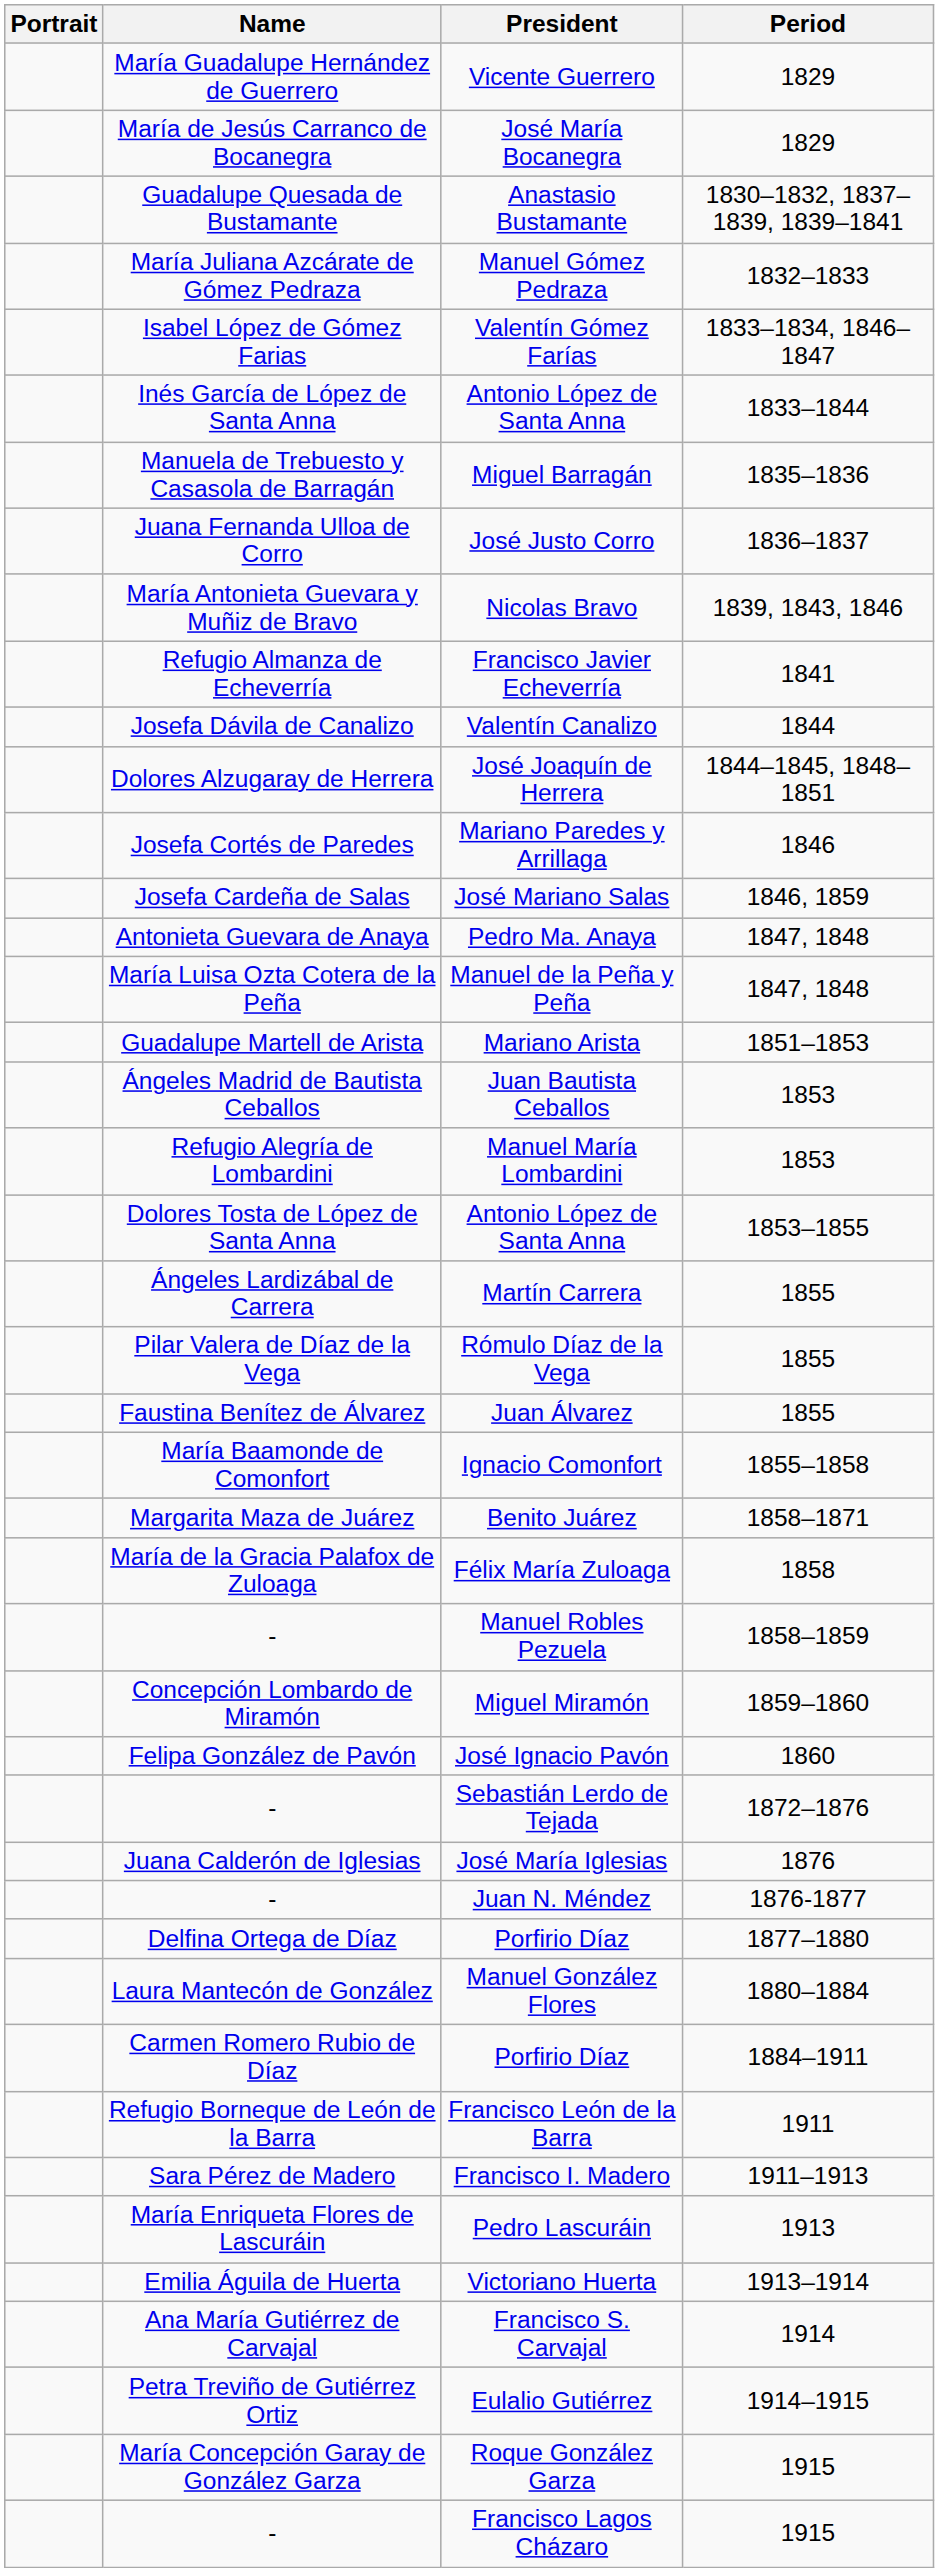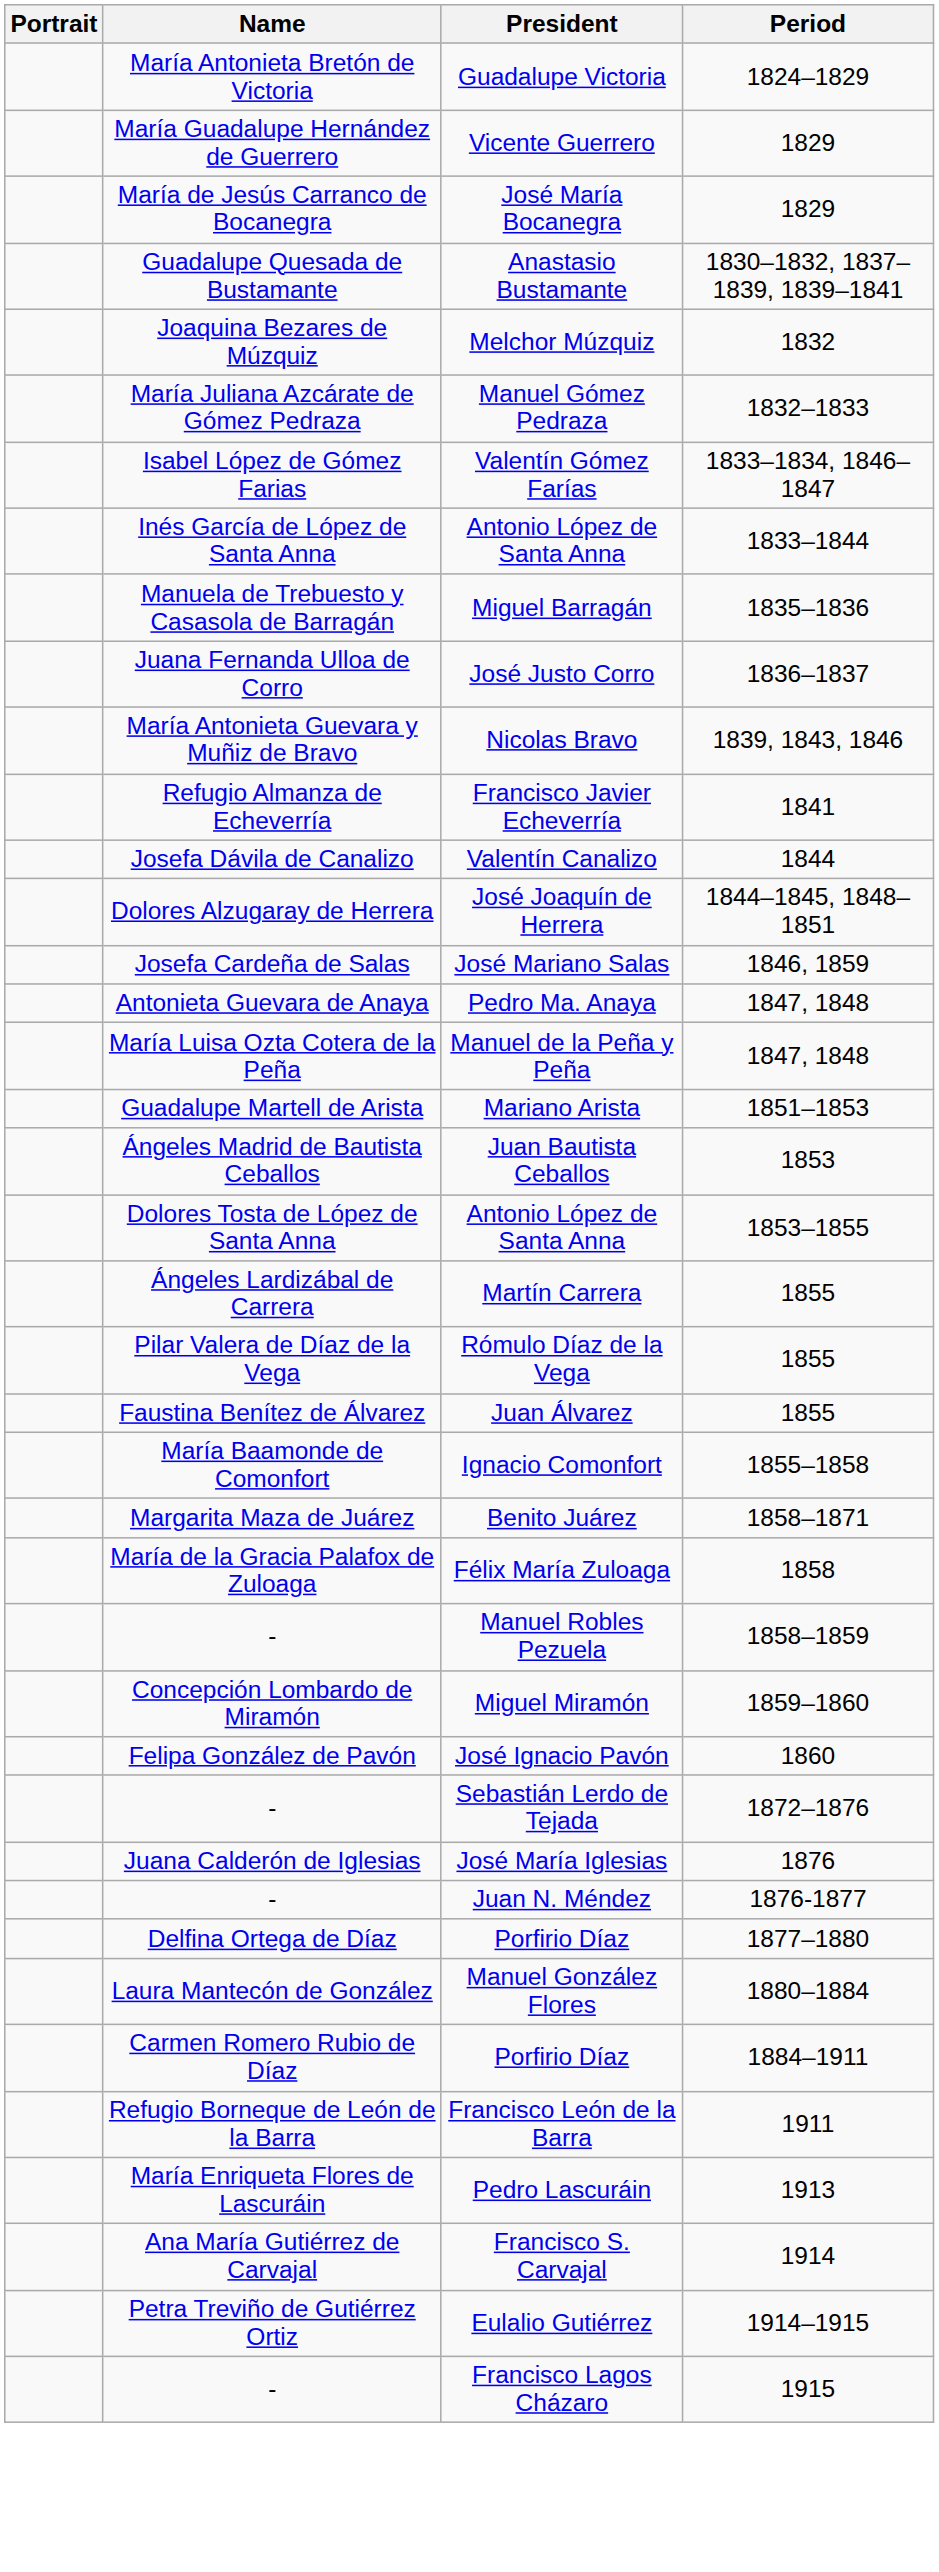+ row: (272, 76)
+ row: (272, 341)
- row: (272, 845)
- row: (272, 1160)
- row: (272, 2176)
- row: (272, 2281)
- row: (272, 2466)
